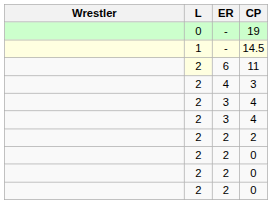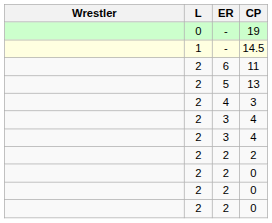(198, 66) lightyellow background -> (198, 66) no background
+ row: (226, 84)
